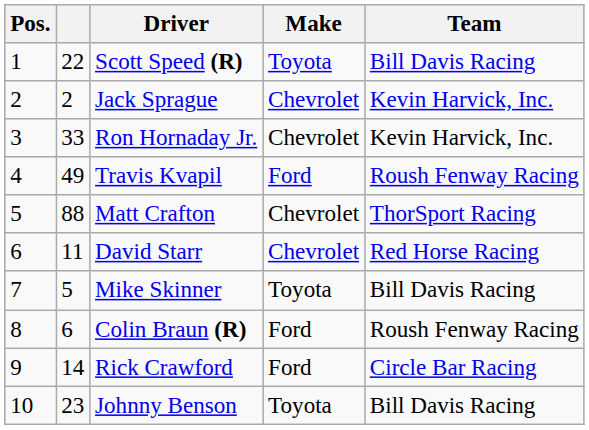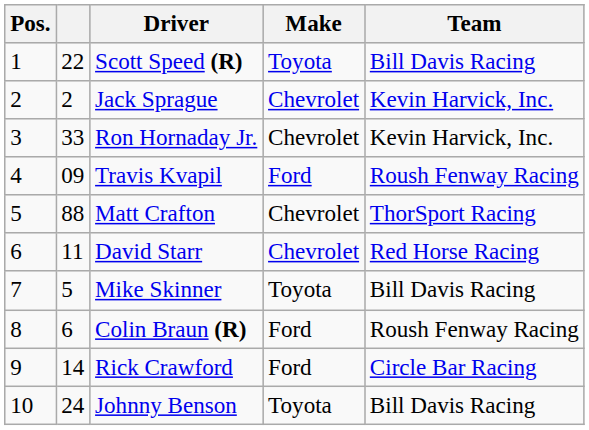(73, 176) 49 -> (73, 176) 09
(73, 404) 23 -> (73, 404) 24
